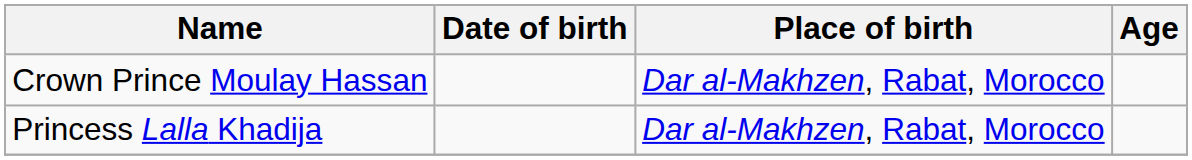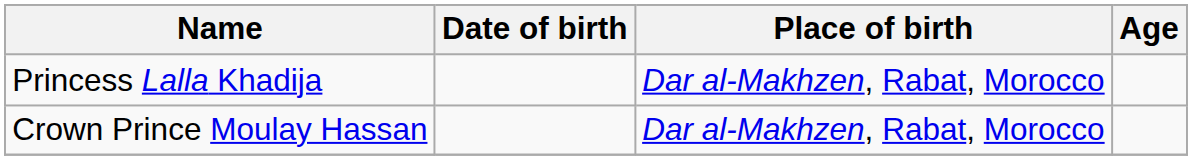rows swapped: (220, 79) <-> (167, 129)
